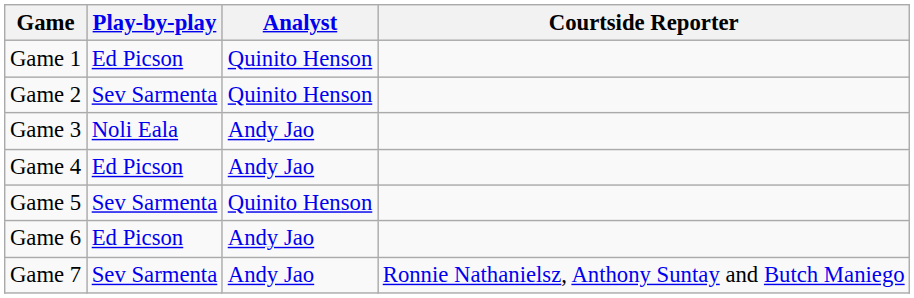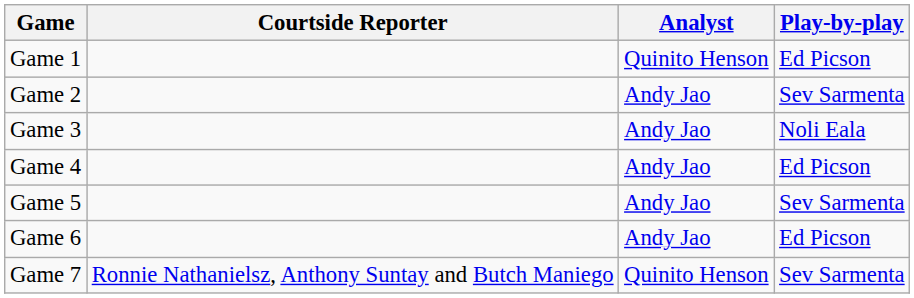columns swapped: (154, 22) <-> (644, 22)
(300, 94) Quinito Henson -> (667, 94) Andy Jao
(300, 202) Quinito Henson -> (667, 202) Andy Jao
(271, 274) Andy Jao -> (696, 274) Quinito Henson
